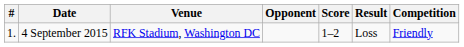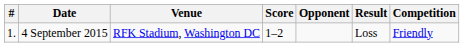columns swapped: (291, 13) <-> (336, 13)
